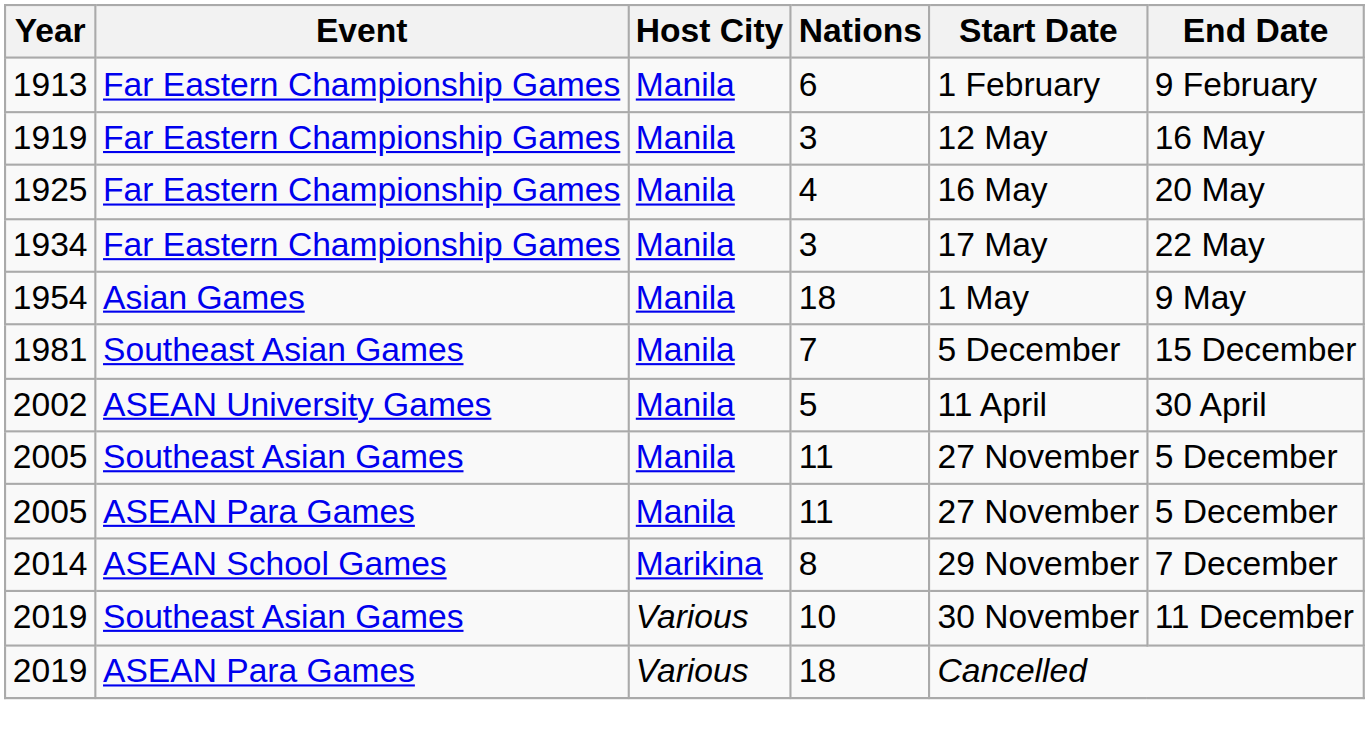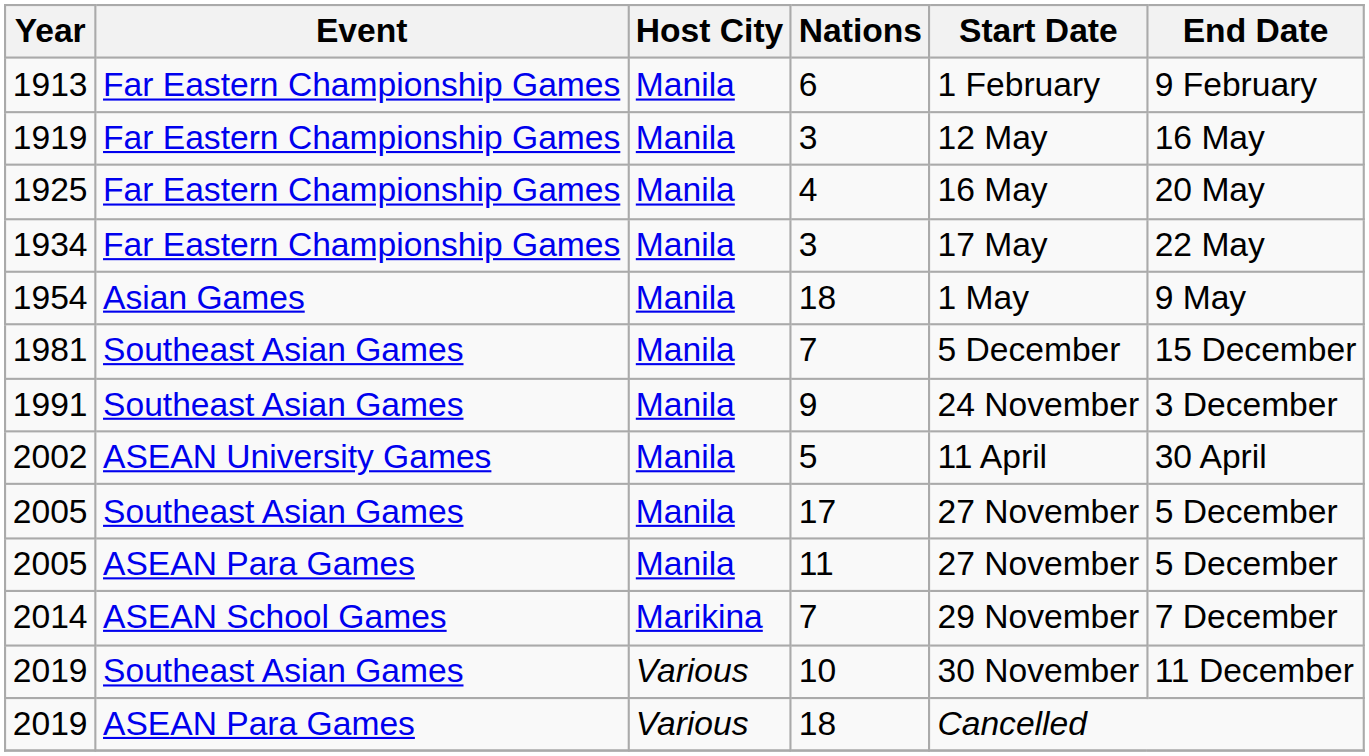+ row: (50, 404)
(816, 457) 11 -> (817, 510) 17
(808, 564) 8 -> (808, 617) 7
